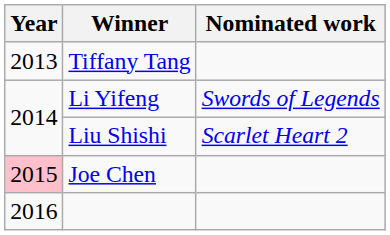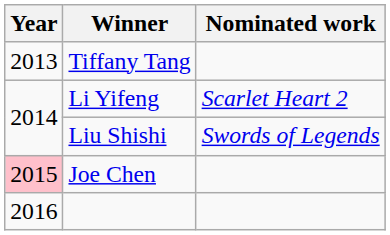(291, 98) Swords of Legends -> (275, 98) Scarlet Heart 2
(275, 135) Scarlet Heart 2 -> (291, 135) Swords of Legends
